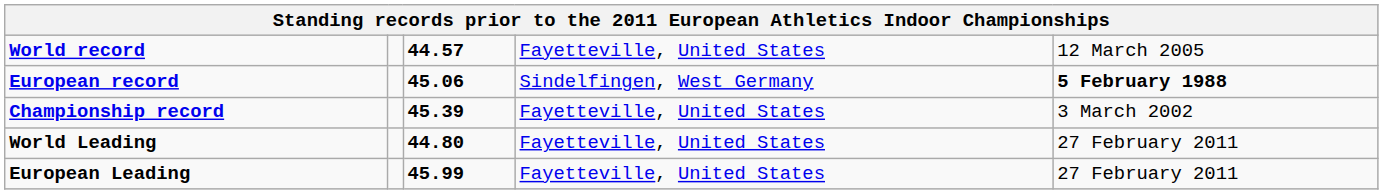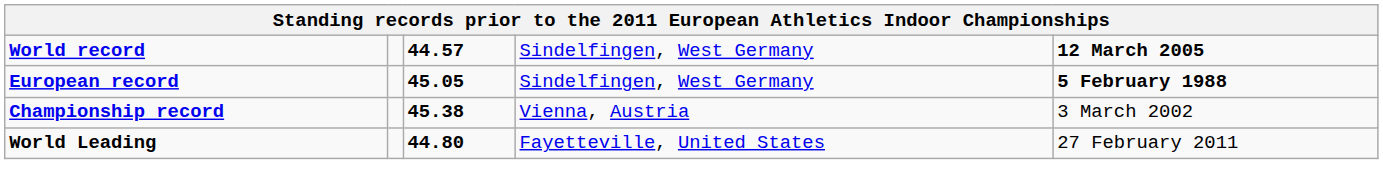(672, 51) Fayetteville, United States -> (667, 51) Sindelfingen, West Germany
(1131, 51) normal -> (1131, 51) bold
(436, 82) 45.06 -> (436, 82) 45.05
(436, 112) 45.39 -> (436, 112) 45.38
(672, 112) Fayetteville, United States -> (604, 112) Vienna, Austria
- row: (100, 174)
